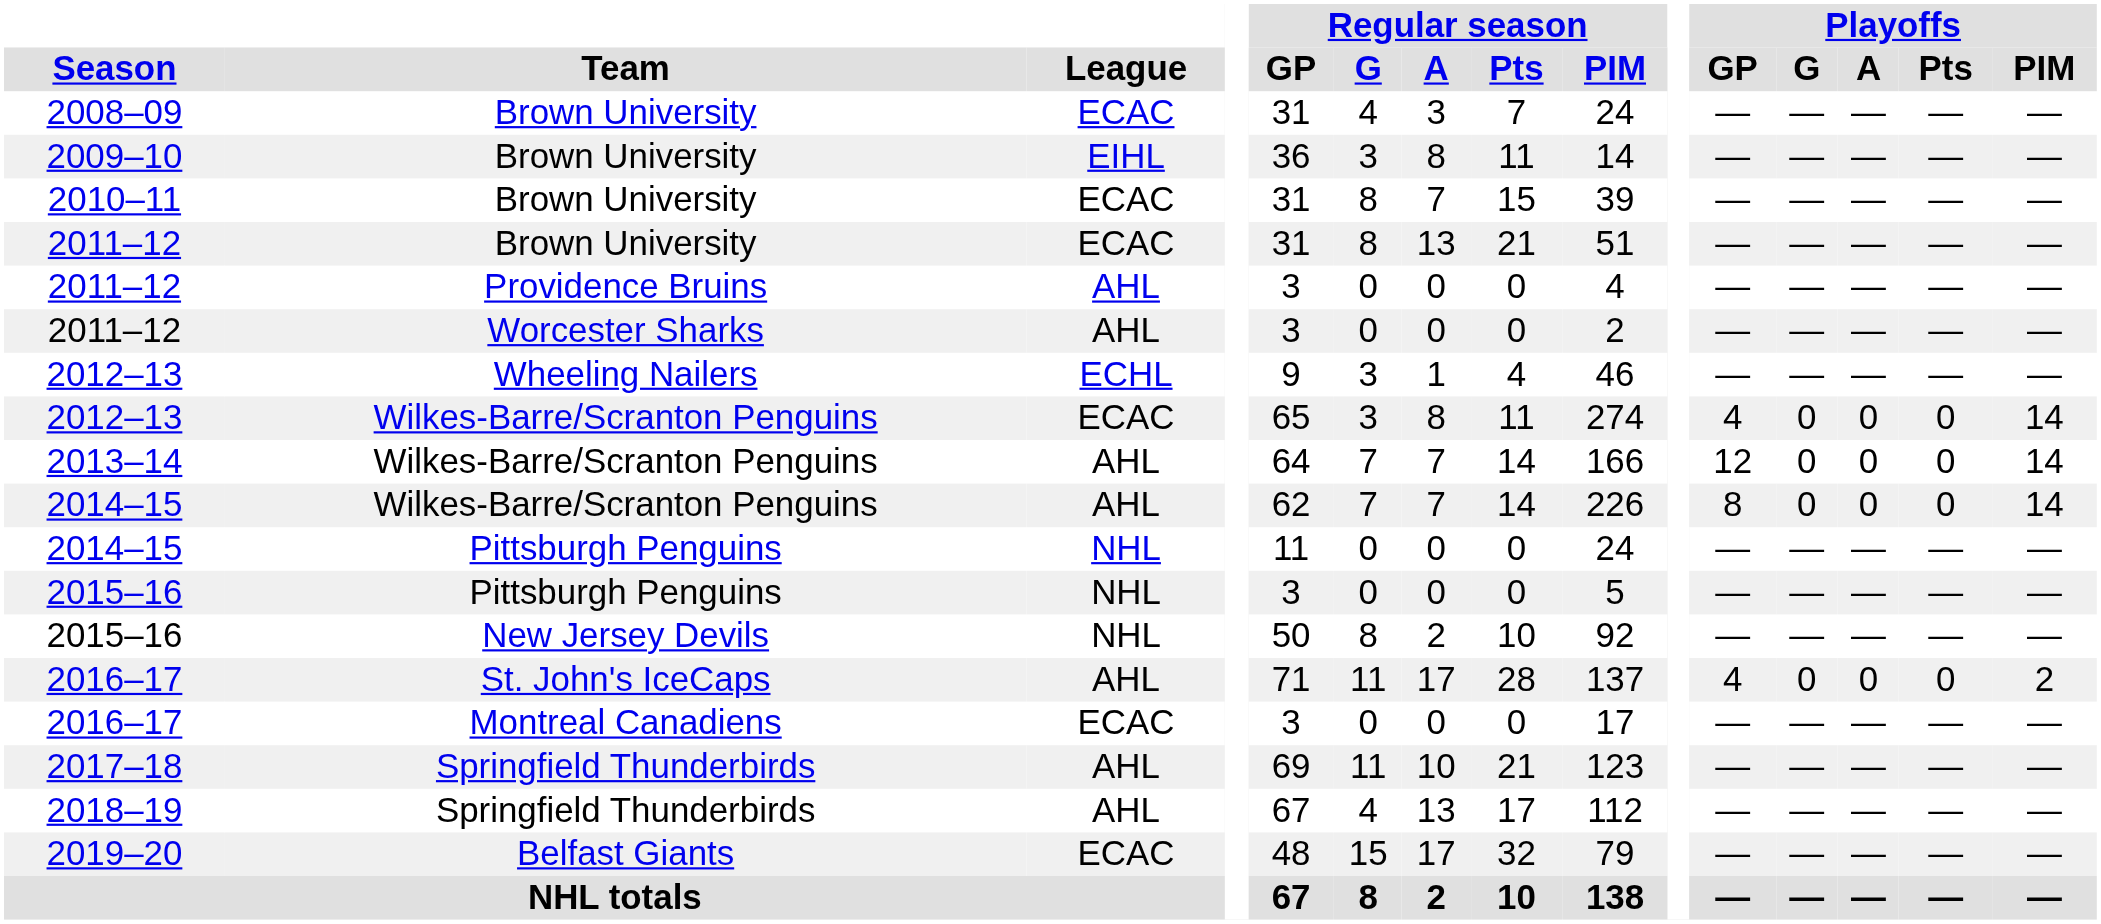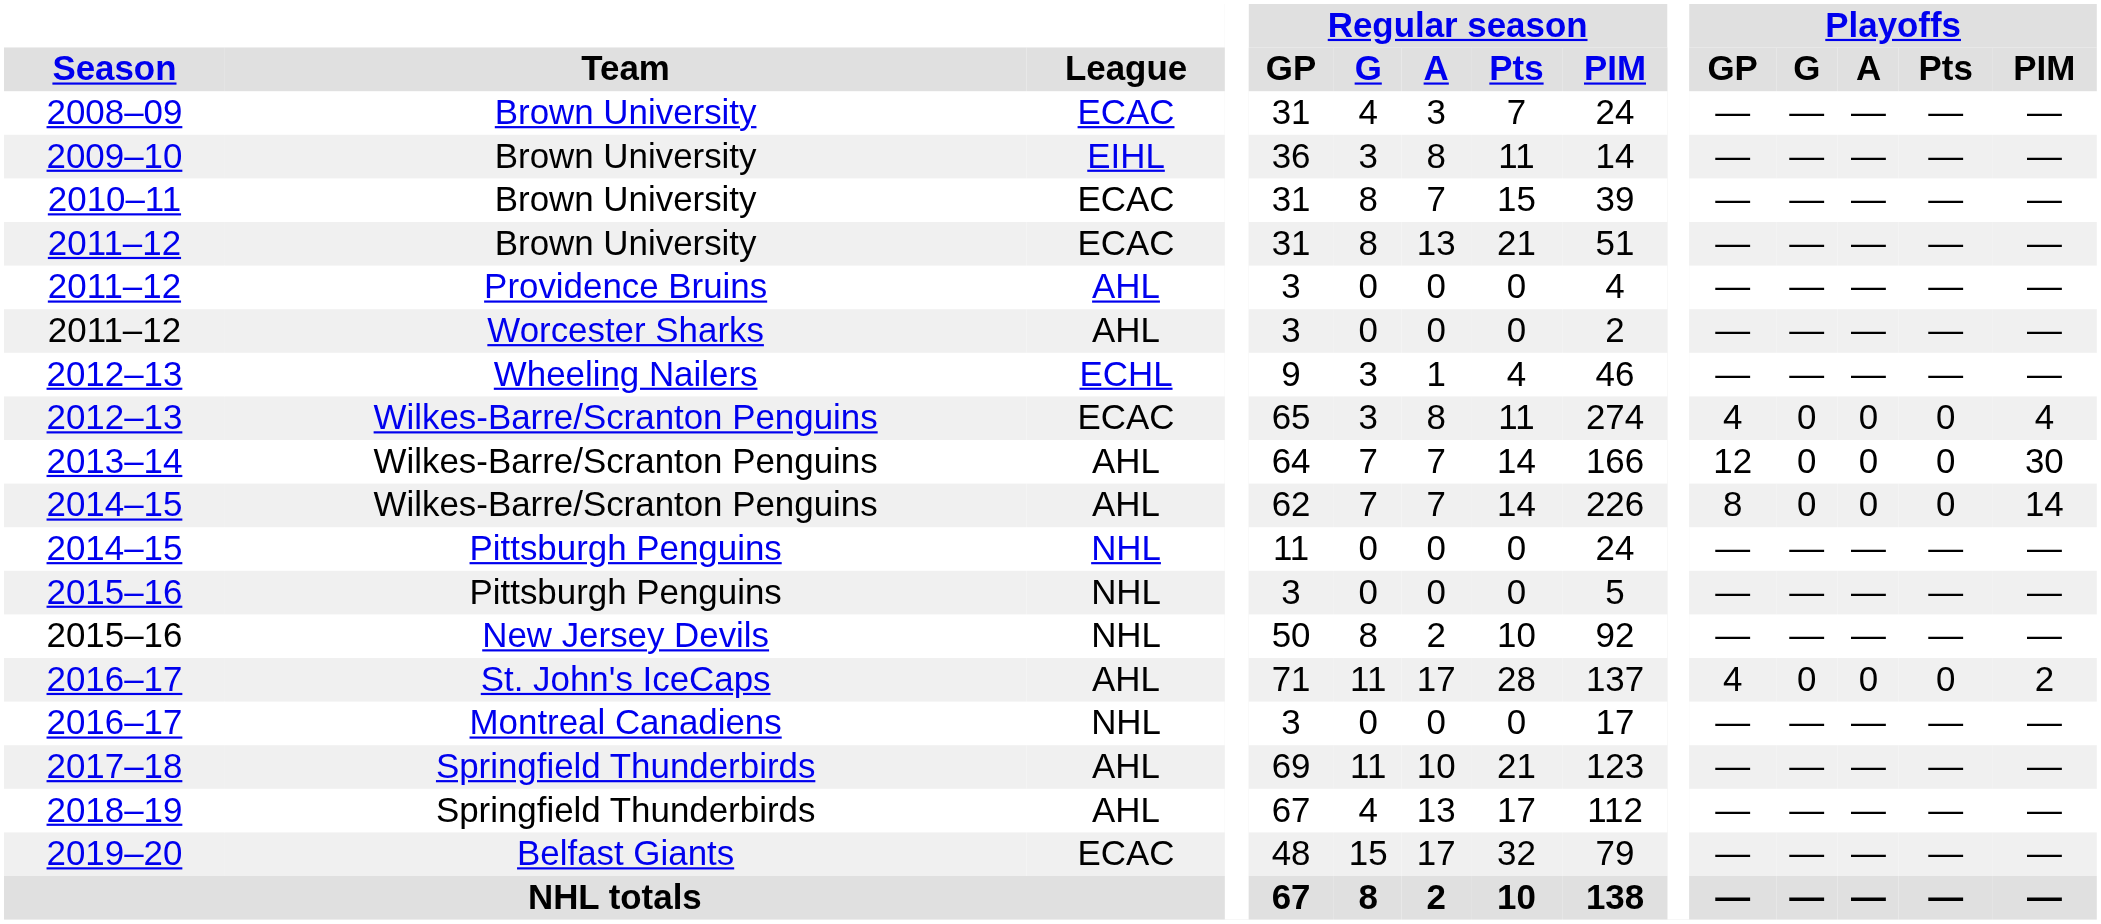(2044, 417) 14 -> (2044, 417) 4
(2044, 461) 14 -> (2044, 461) 30
(1126, 722) ECAC -> (1126, 722) NHL
